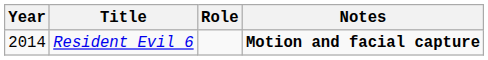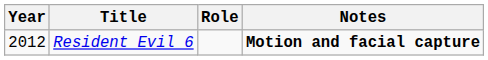(27, 43) 2014 -> (27, 43) 2012
